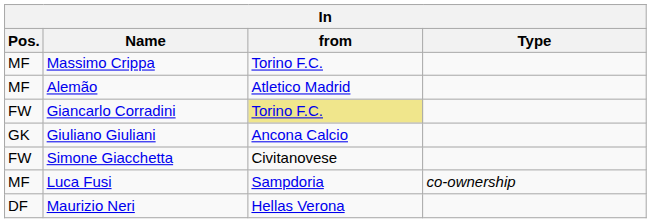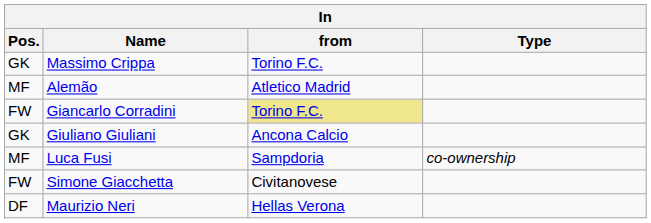(19, 64) MF -> (19, 64) GK
rows swapped: (79, 182) <-> (110, 159)
